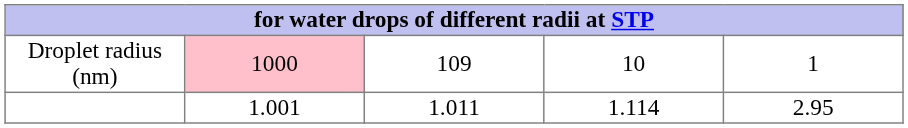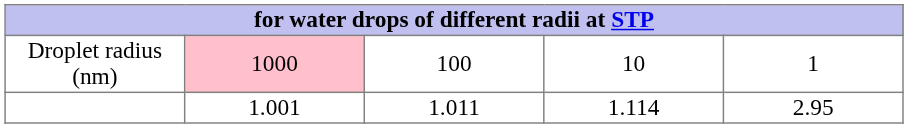(454, 63) 109 -> (454, 63) 100
